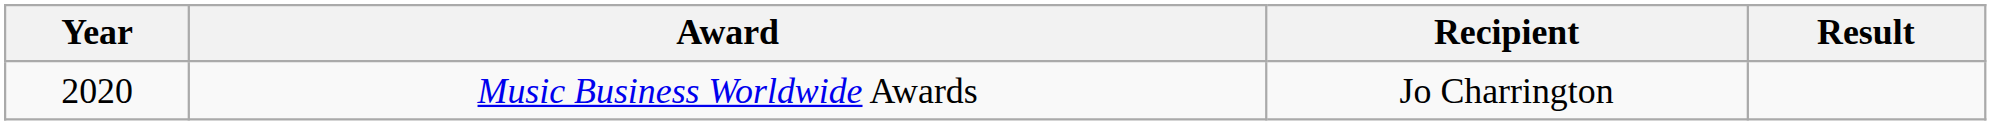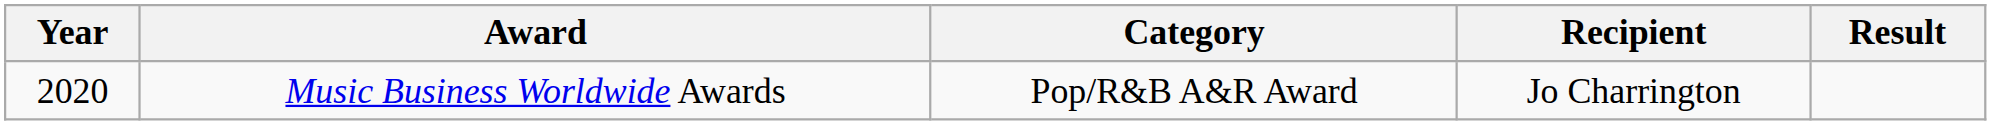+ column: (1194, 32)
